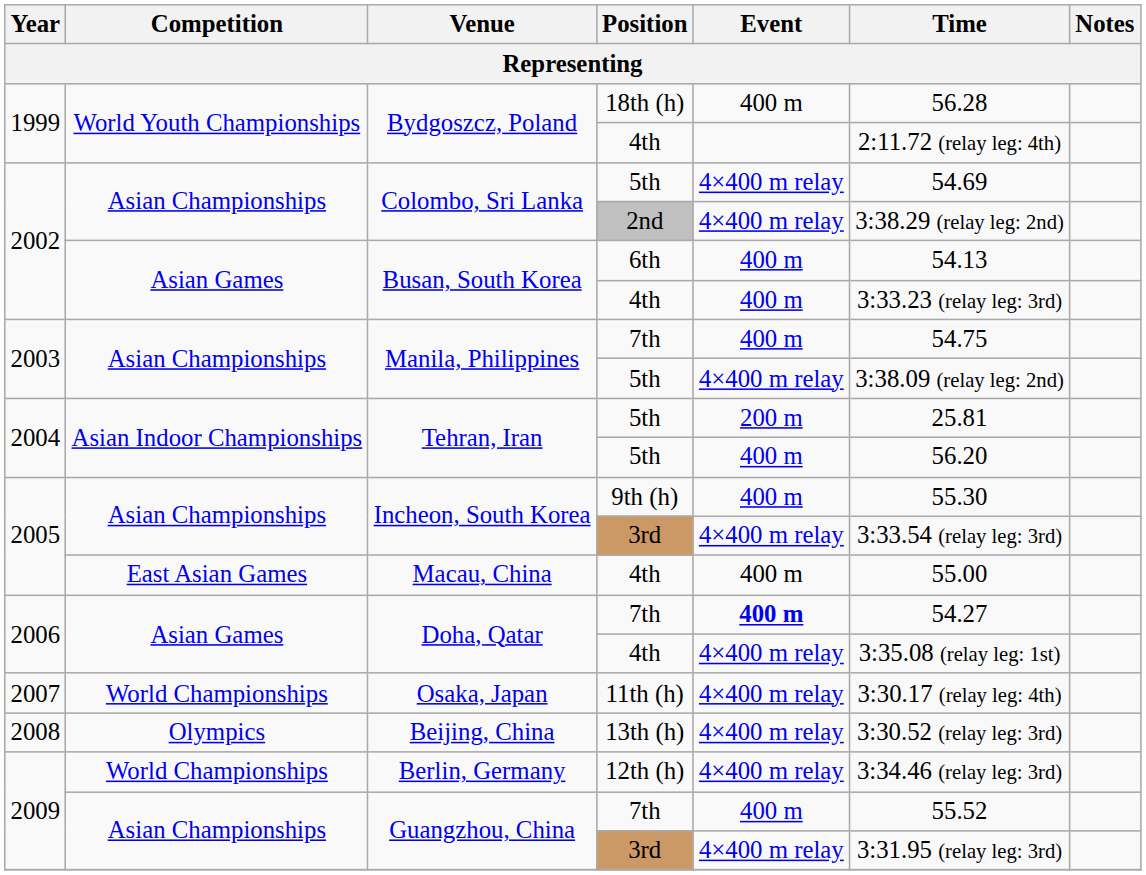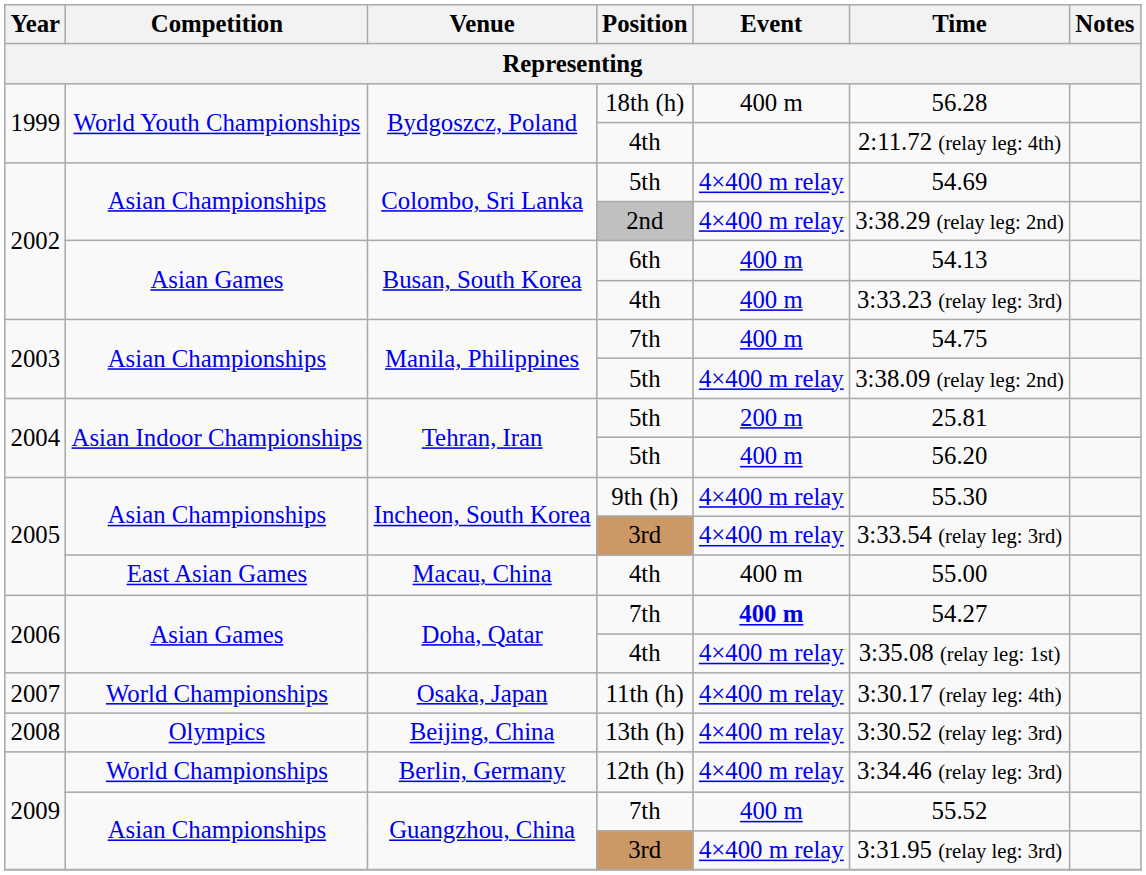(771, 496) 400 m -> (771, 496) 4×400 m relay
